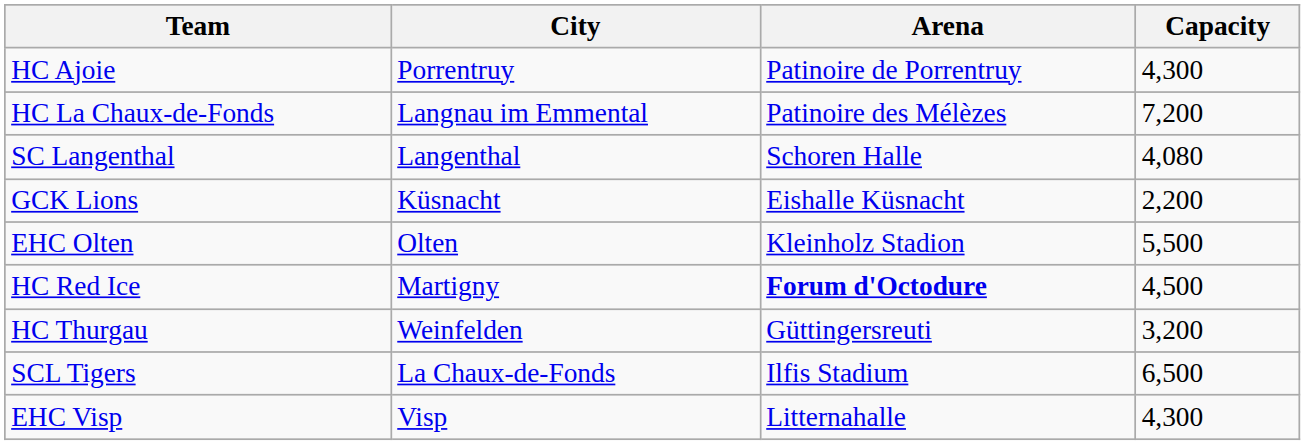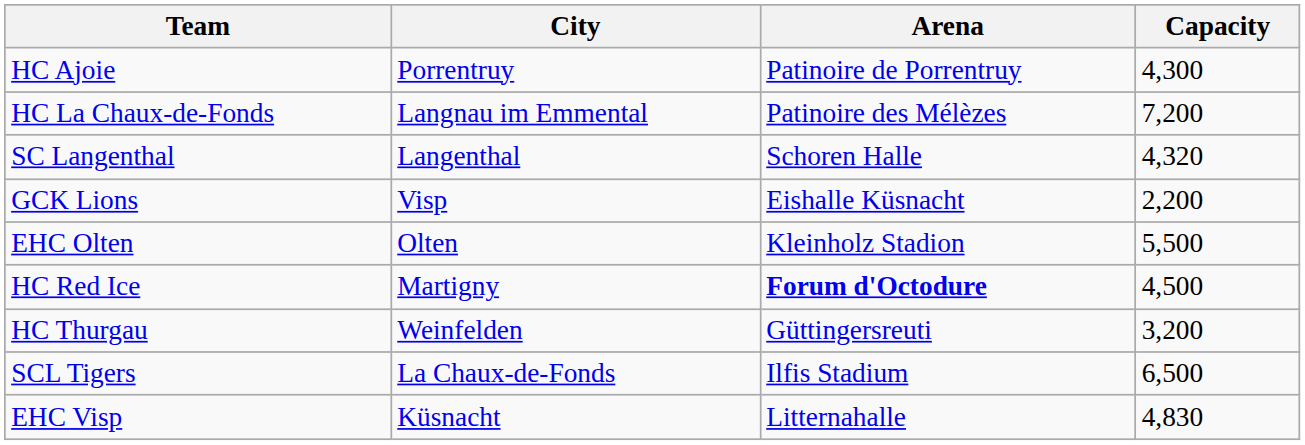(1172, 156) 4,080 -> (1172, 156) 4,320
(449, 199) Küsnacht -> (422, 199) Visp
(422, 416) Visp -> (449, 416) Küsnacht
(1172, 416) 4,300 -> (1172, 416) 4,830
